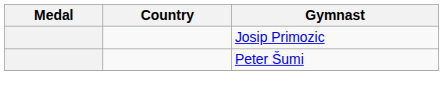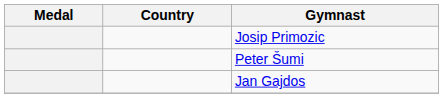+ row: (270, 81)
